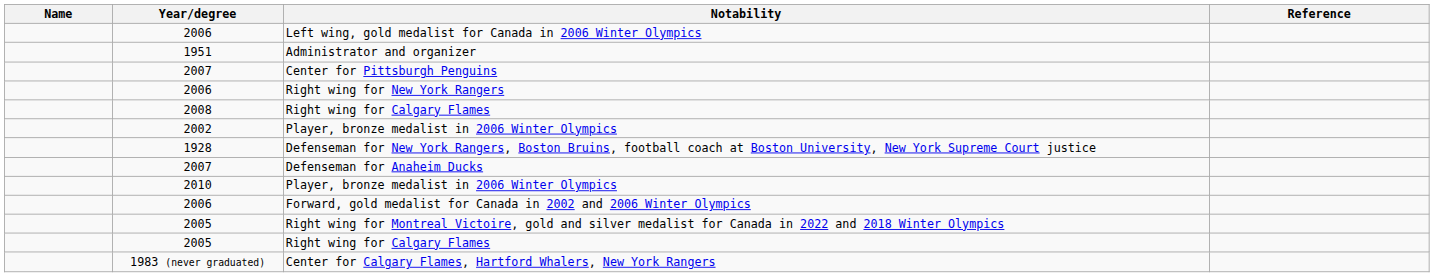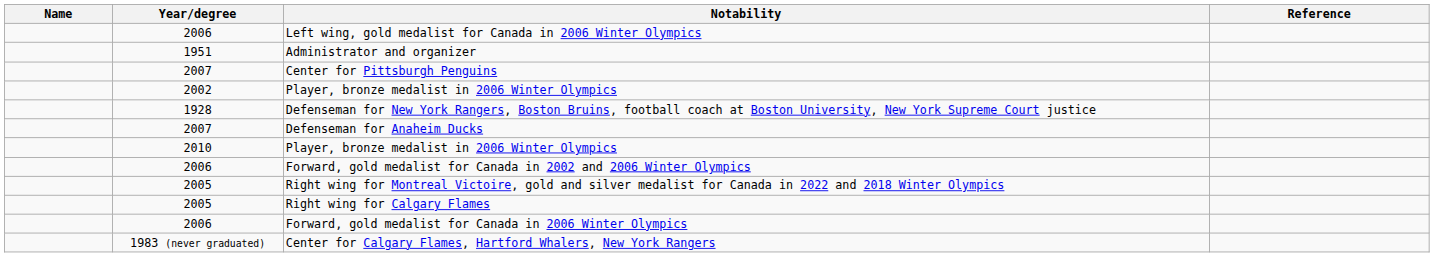- row: (198, 90)
- row: (198, 109)
+ row: (198, 224)
